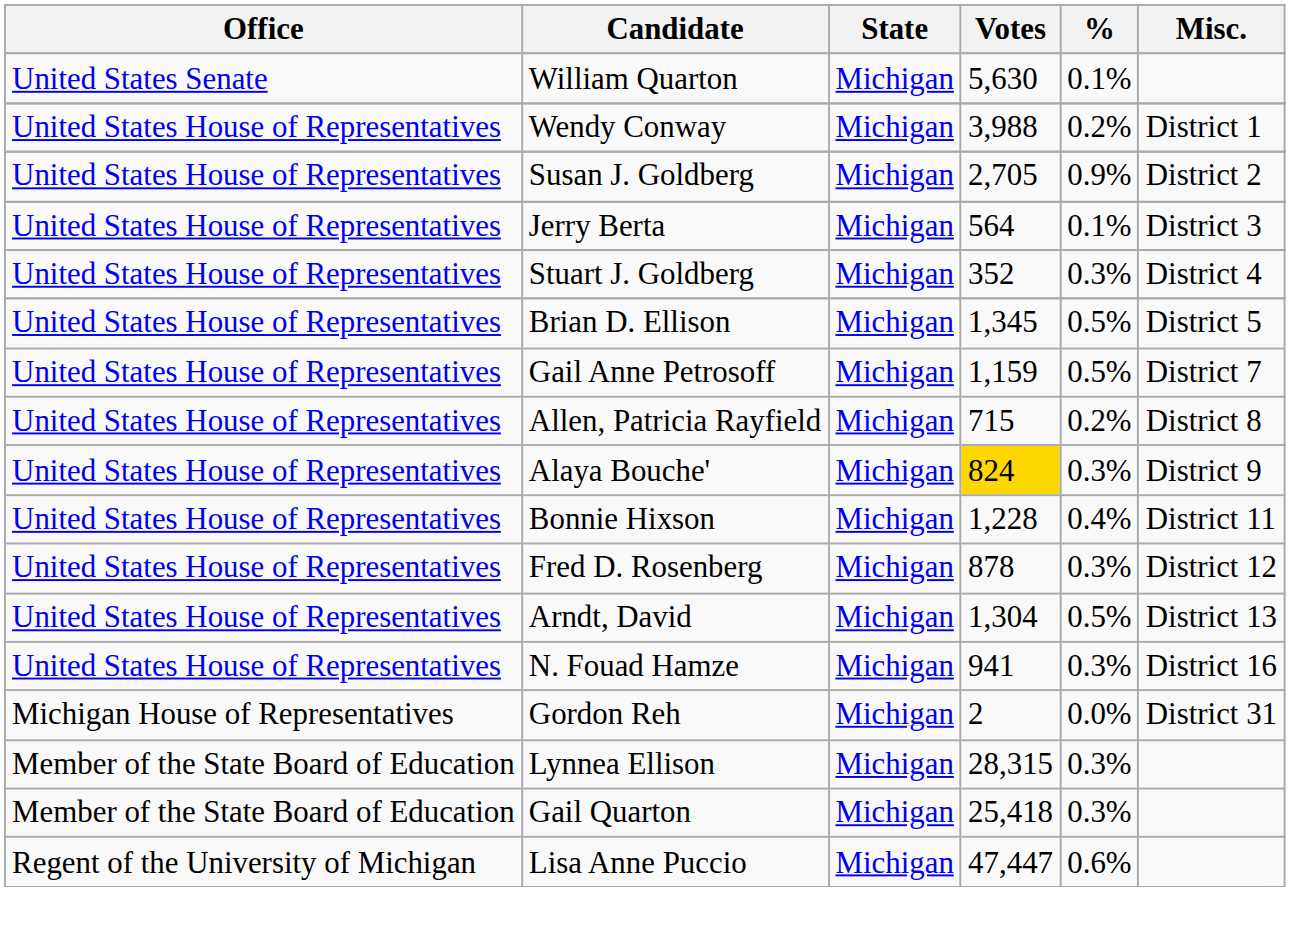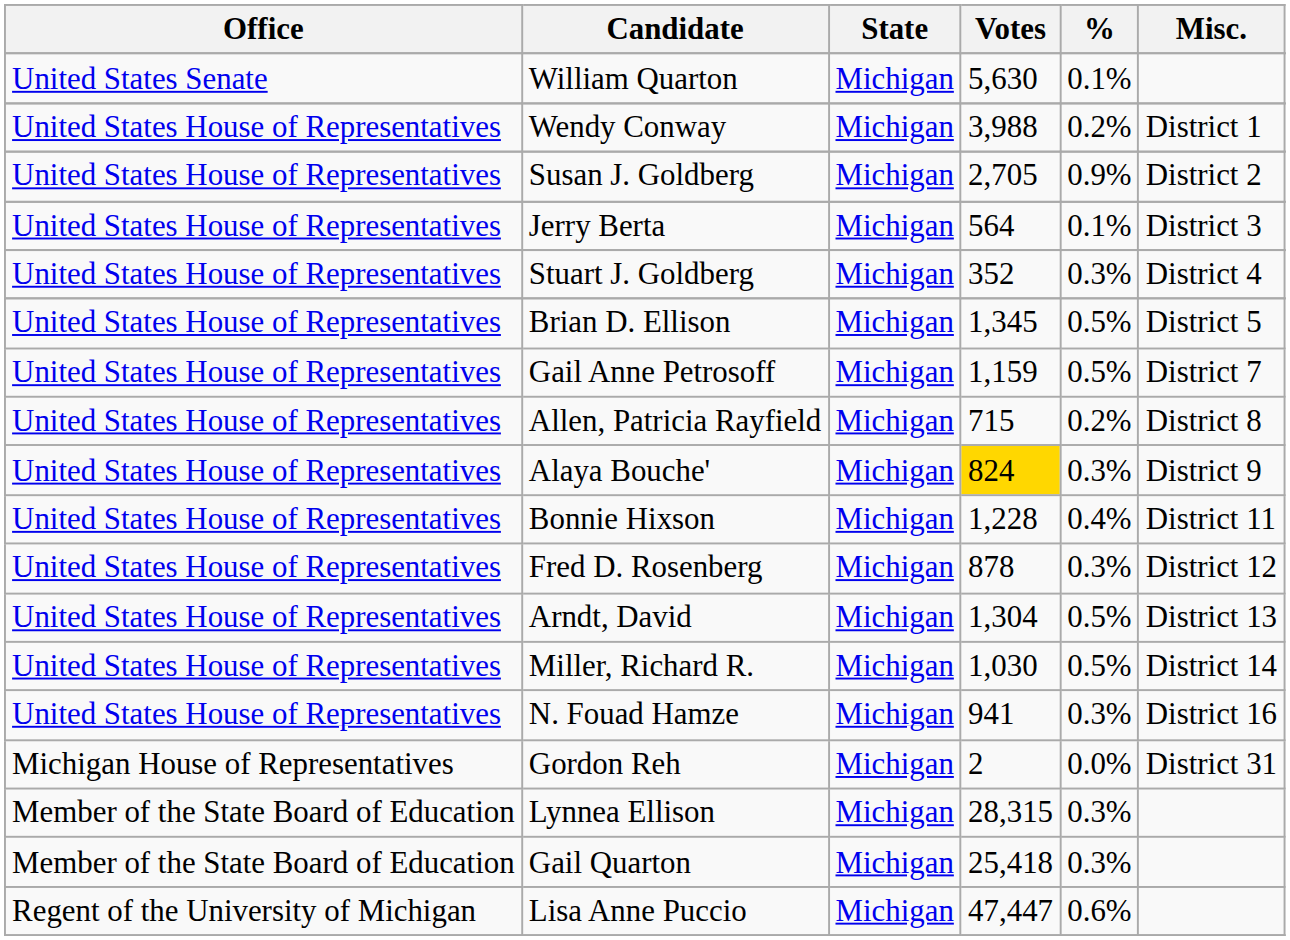+ row: (641, 665)
